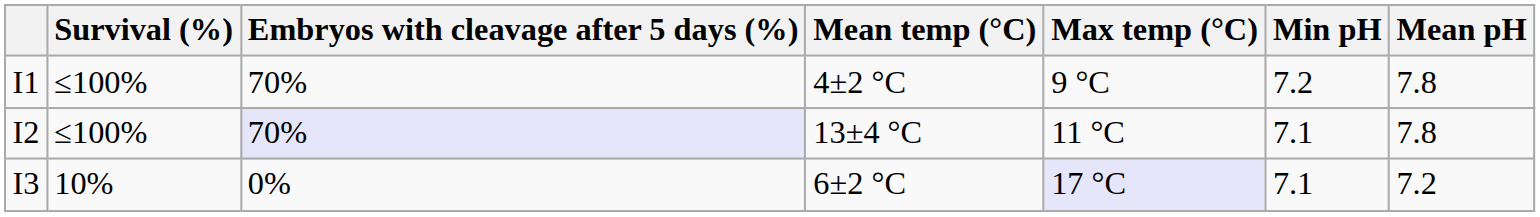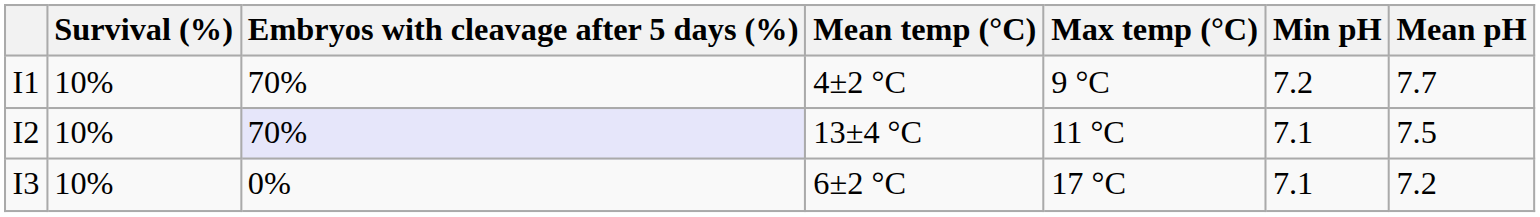(101, 81) ≤100% -> (84, 81) 10%
(1417, 81) 7.8 -> (1417, 81) 7.7
(101, 132) ≤100% -> (84, 132) 10%
(1417, 132) 7.8 -> (1417, 132) 7.5
(1089, 183) lavender background -> (1089, 183) no background
